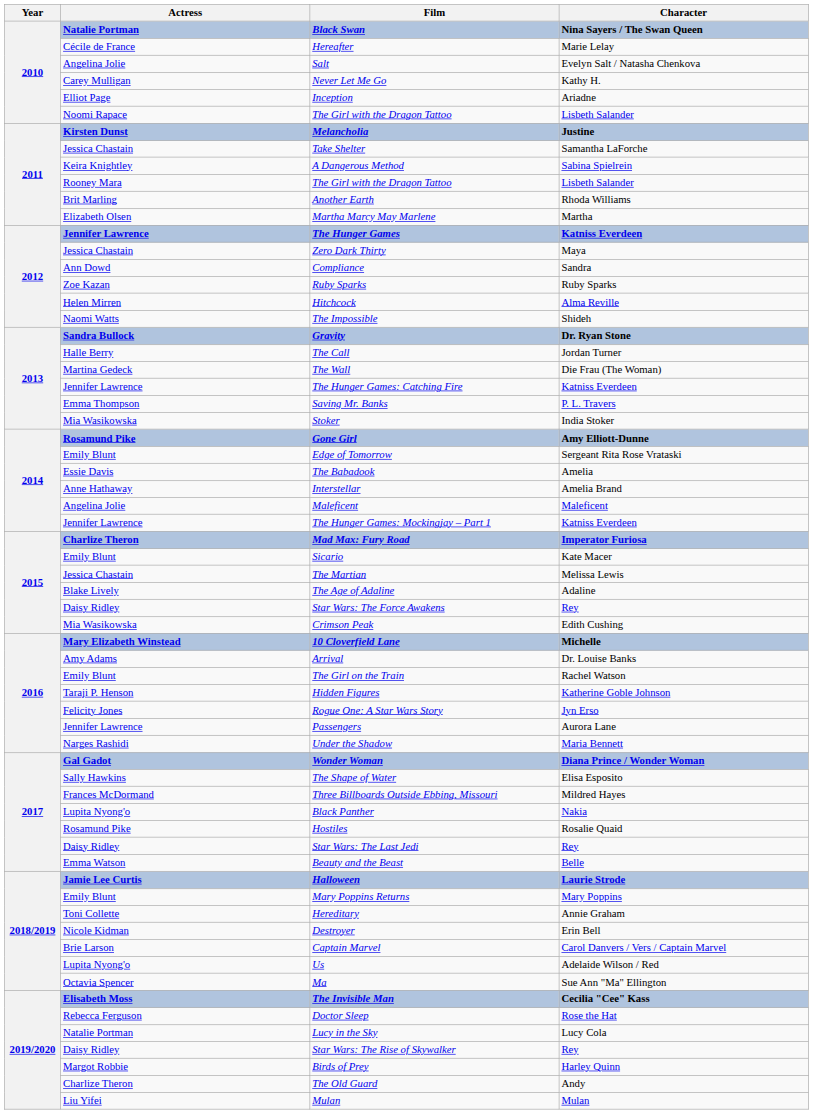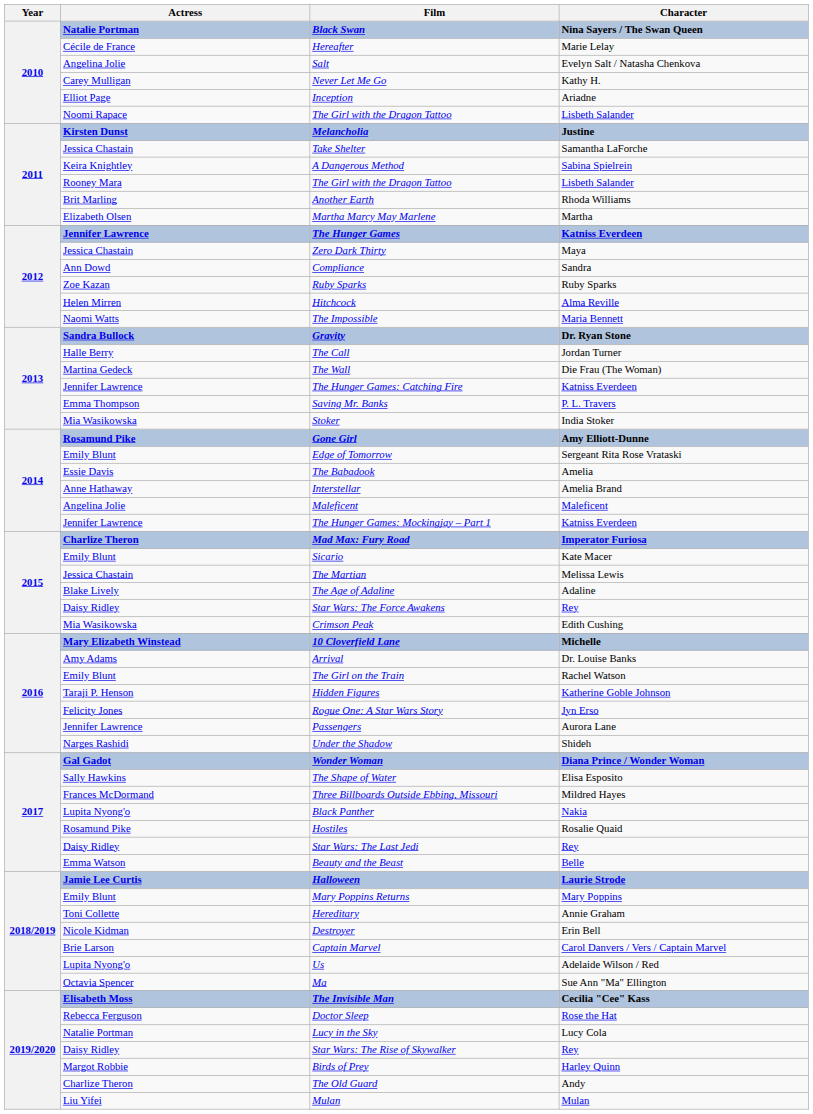(576, 319) Shideh -> (592, 319) Maria Bennett
(592, 744) Maria Bennett -> (576, 744) Shideh
